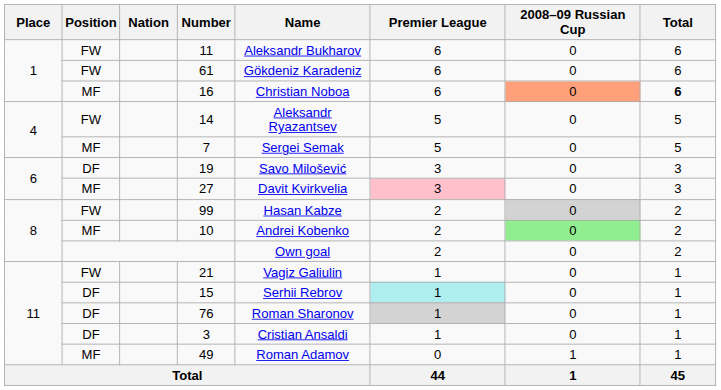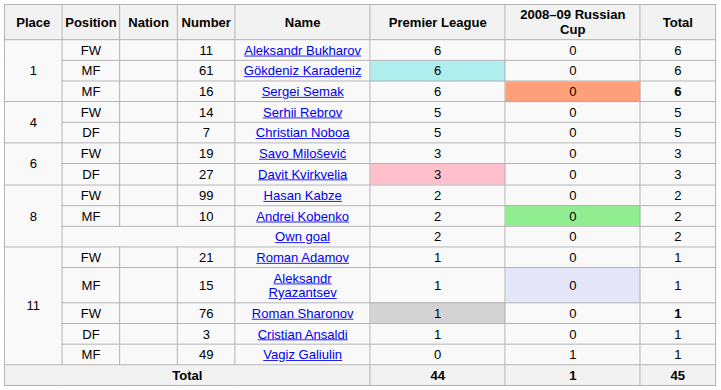(91, 71) FW -> (91, 71) MF
(438, 71) no background -> (438, 71) paleturquoise background
(303, 92) Christian Noboa -> (303, 92) Sergei Semak
(303, 120) Aleksandr Ryazantsev -> (303, 112) Serhii Rebrov
(91, 148) MF -> (91, 133) DF
(303, 148) Sergei Semak -> (303, 133) Christian Noboa
(91, 168) DF -> (91, 154) FW
(91, 189) MF -> (91, 174) DF
(573, 210) lightgrey background -> (573, 195) no background
(303, 272) Vagiz Galiulin -> (303, 257) Roman Adamov
(91, 293) DF -> (91, 285) MF
(303, 293) Serhii Rebrov -> (303, 285) Aleksandr Ryazantsev
(438, 293) paleturquoise background -> (438, 285) no background
(573, 293) no background -> (573, 285) lavender background
(91, 313) DF -> (91, 313) FW
(678, 313) normal -> (678, 313) bold
(303, 355) Roman Adamov -> (303, 355) Vagiz Galiulin
